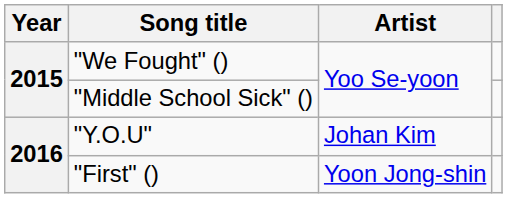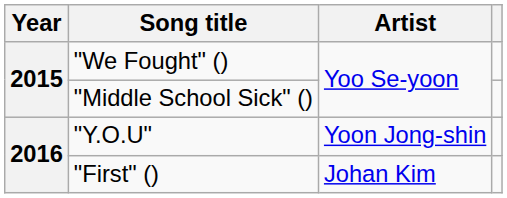(380, 135) Johan Kim -> (405, 135) Yoon Jong-shin
(405, 173) Yoon Jong-shin -> (380, 173) Johan Kim
